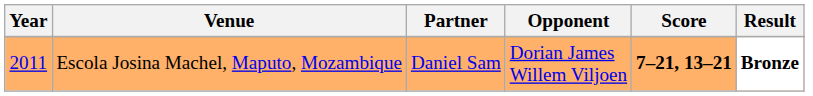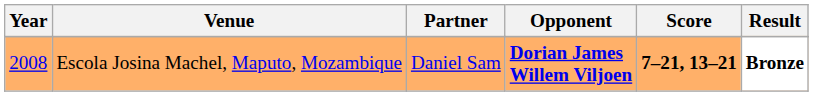(28, 63) 2011 -> (28, 63) 2008
(568, 63) normal -> (571, 63) bold
